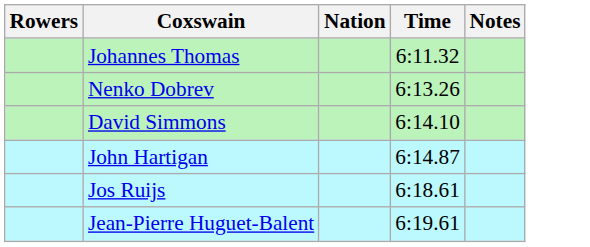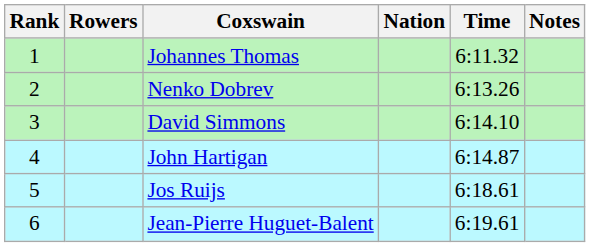+ column: (34, 21)
